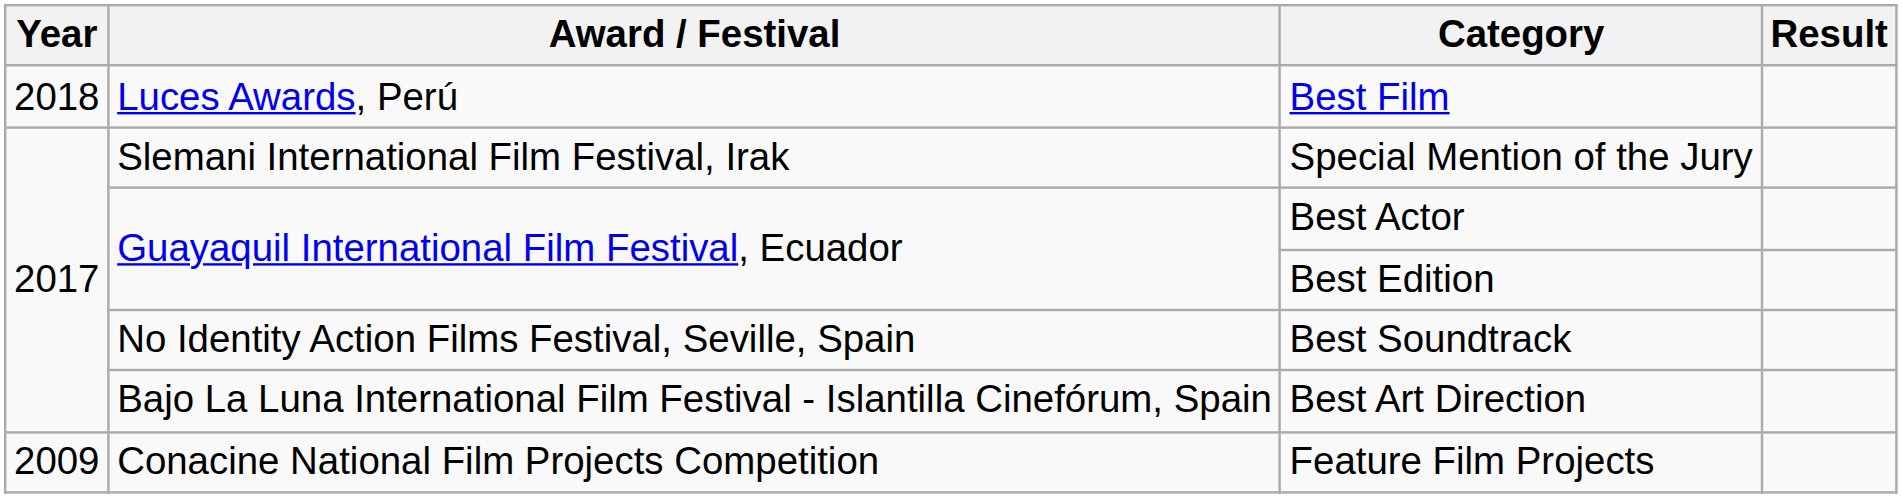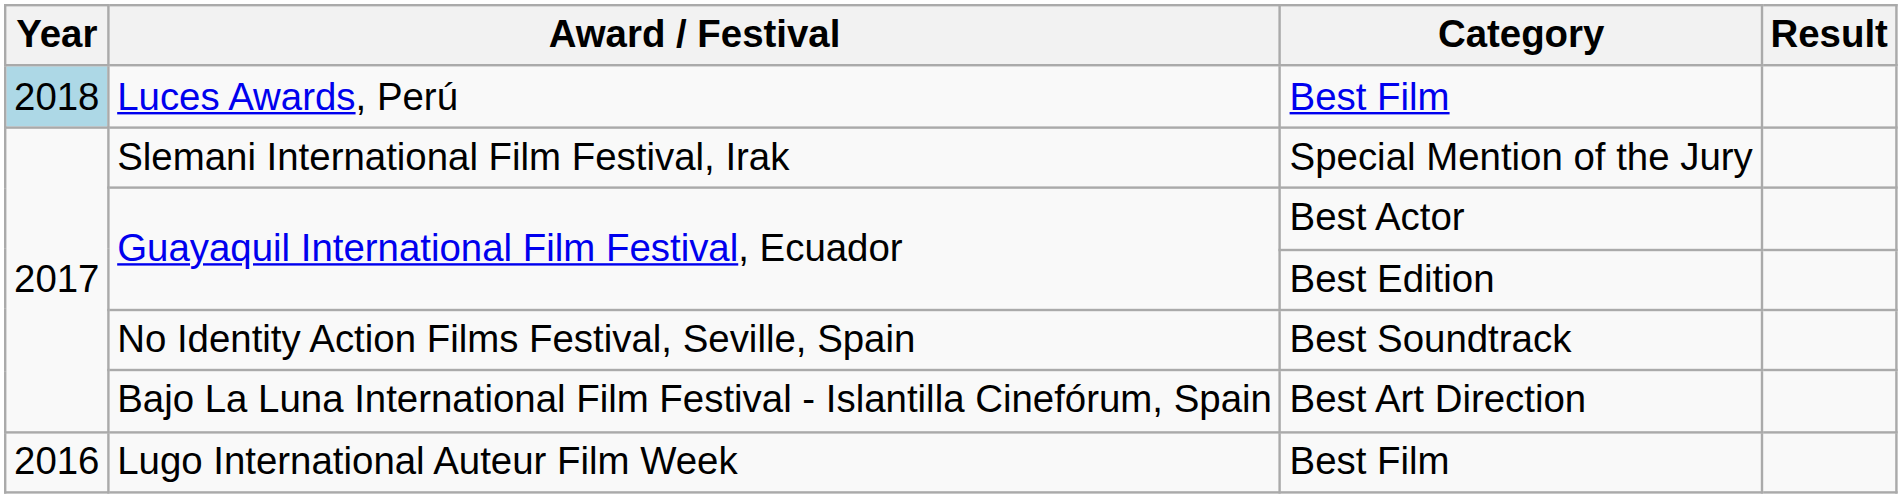(57, 95) no background -> (57, 95) lightblue background
+ row: (427, 461)
- row: (498, 461)
